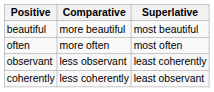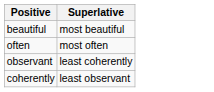- column: (94, 12)
